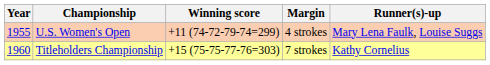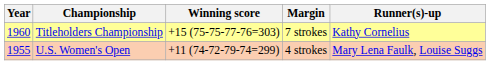rows swapped: (83, 32) <-> (99, 50)
